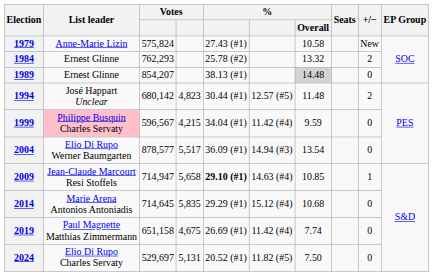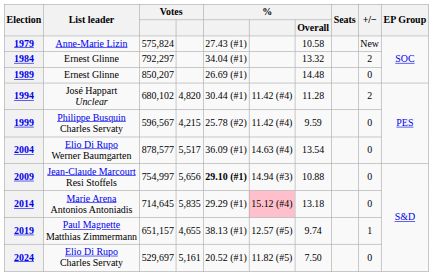(158, 59) 762,293 -> (158, 59) 792,297
(226, 59) 25.78 (#2) -> (226, 59) 34.04 (#1)
(158, 75) 854,207 -> (158, 75) 850,207
(226, 75) 38.13 (#1) -> (226, 75) 26.69 (#1)
(313, 75) lightgrey background -> (313, 75) no background
(158, 96) 680,142 -> (158, 96) 680,102
(190, 96) 4,823 -> (190, 96) 4,820
(272, 96) 12.57 (#5) -> (272, 96) 11.42 (#4)
(313, 96) 11.48 -> (313, 96) 11.28
(91, 123) pink background -> (91, 123) no background
(226, 123) 34.04 (#1) -> (226, 123) 25.78 (#2)
(272, 150) 14.94 (#3) -> (272, 150) 14.63 (#4)
(158, 177) 714,947 -> (158, 177) 754,997
(190, 177) 5,658 -> (190, 177) 5,656
(272, 177) 14.63 (#4) -> (272, 177) 14.94 (#3)
(313, 177) 10.85 -> (313, 177) 10.88
(370, 177) 1 -> (370, 177) 0
(272, 204) no background -> (272, 204) pink background
(313, 204) 10.68 -> (313, 204) 13.18
(158, 231) 651,158 -> (158, 231) 651,157
(190, 231) 4,675 -> (190, 231) 4,655
(226, 231) 26.69 (#1) -> (226, 231) 38.13 (#1)
(272, 231) 11.42 (#4) -> (272, 231) 12.57 (#5)
(313, 231) 7.74 -> (313, 231) 9.74
(370, 231) 0 -> (370, 231) 1
(190, 257) 5,131 -> (190, 257) 5,161
